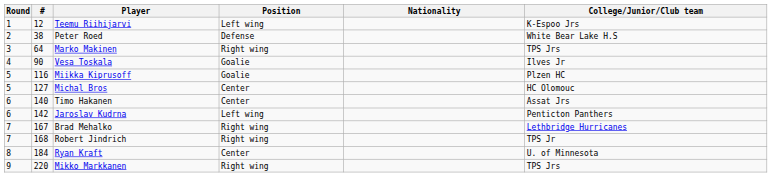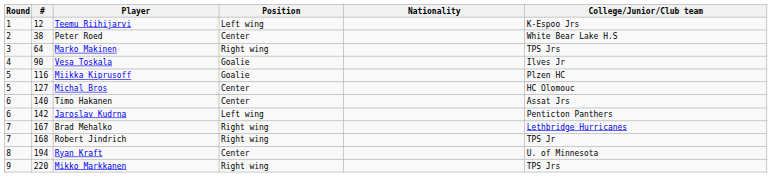(238, 37) Defense -> (235, 37) Center
(41, 153) 184 -> (41, 153) 194
